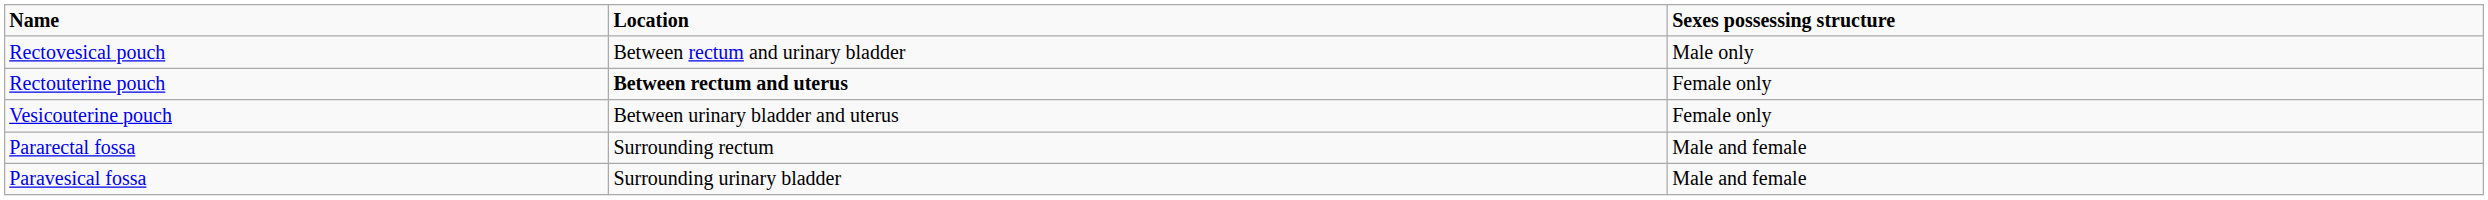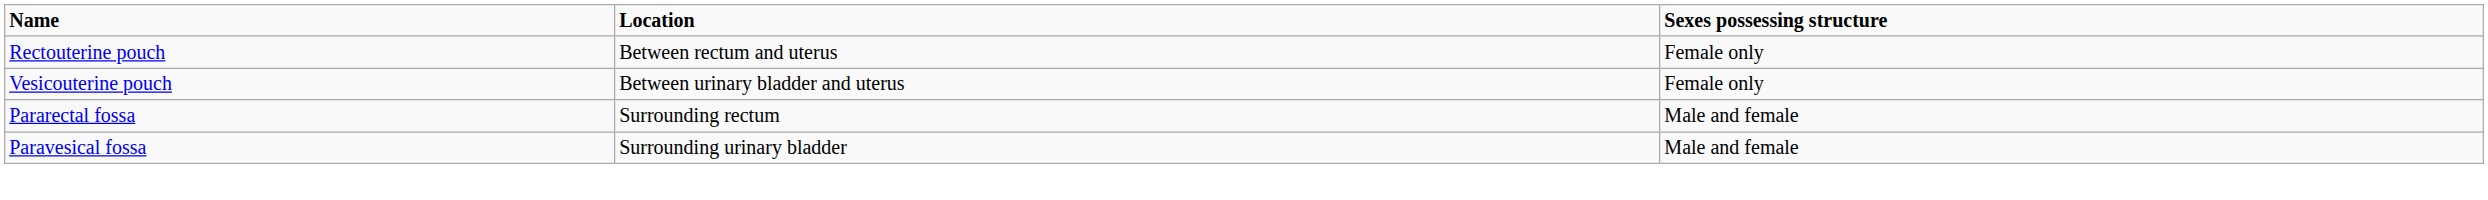- row: (87, 52)
(731, 83) bold -> (728, 52) normal
